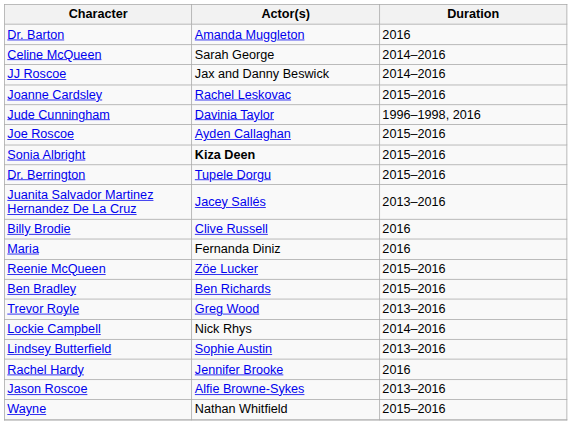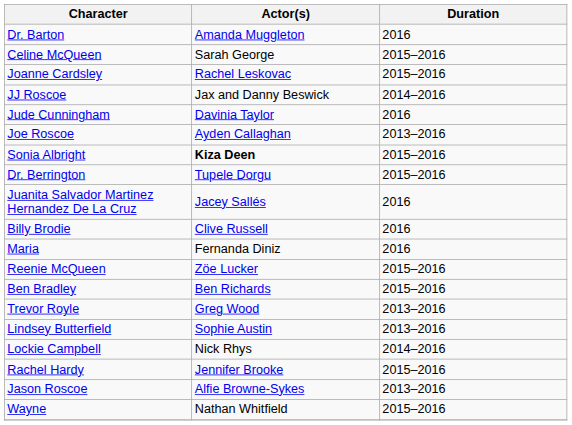(414, 54) 2014–2016 -> (414, 54) 2015–2016
rows swapped: (55, 94) <-> (37, 74)
(432, 114) 1996–1998, 2016 -> (396, 114) 2016
(414, 134) 2015–2016 -> (414, 134) 2013–2016
(414, 202) 2013–2016 -> (396, 202) 2016
rows swapped: (59, 349) <-> (54, 329)
(396, 369) 2016 -> (414, 369) 2015–2016
